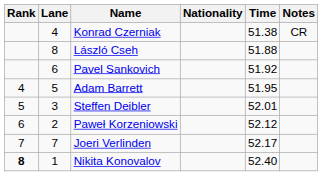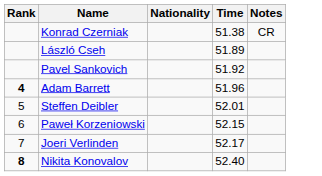- column: (55, 13)
(263, 50) 51.88 -> (230, 50) 51.89
(21, 87) normal -> (21, 87) bold
(263, 87) 51.95 -> (230, 87) 51.96
(263, 124) 52.12 -> (230, 124) 52.15
